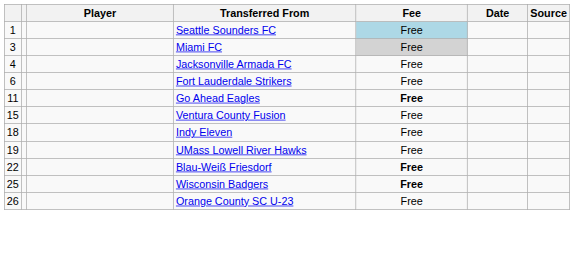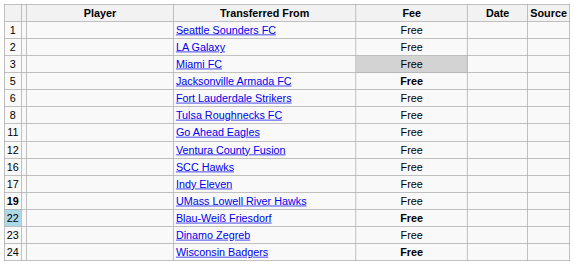(412, 30) lightblue background -> (412, 30) no background
+ row: (200, 47)
(13, 64) 4 -> (13, 81) 5
(412, 64) normal -> (412, 81) bold
+ row: (229, 116)
(412, 99) bold -> (412, 133) normal
(13, 116) 15 -> (13, 150) 12
+ row: (205, 167)
(13, 133) 18 -> (13, 184) 17
(13, 150) normal -> (13, 201) bold
(13, 167) no background -> (13, 218) lightblue background
+ row: (213, 235)
(13, 184) 25 -> (13, 252) 24
- row: (235, 201)
